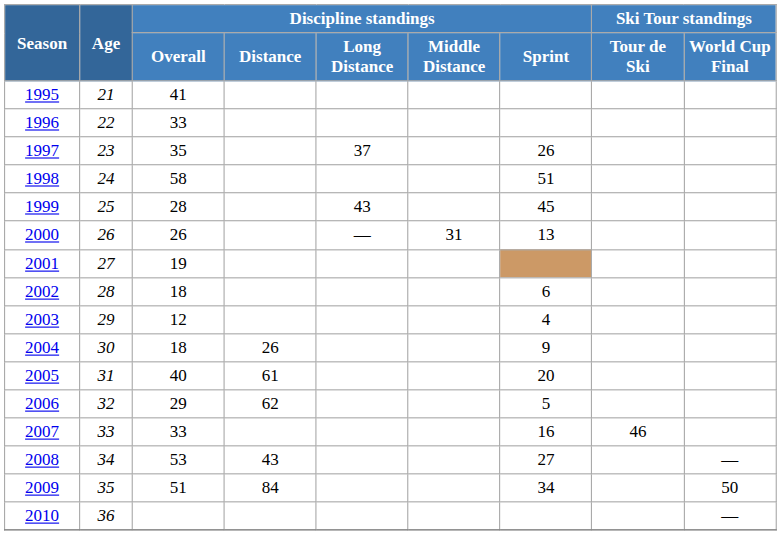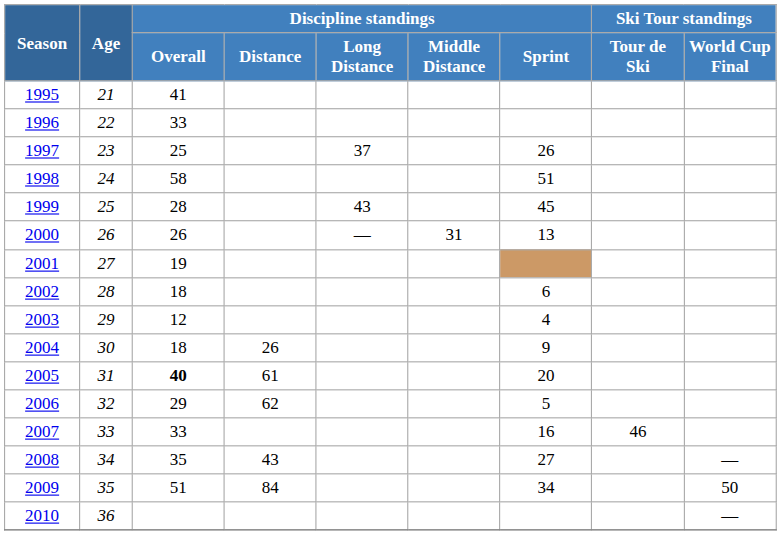(178, 151) 35 -> (178, 151) 25
(178, 375) normal -> (178, 375) bold
(178, 459) 53 -> (178, 459) 35
